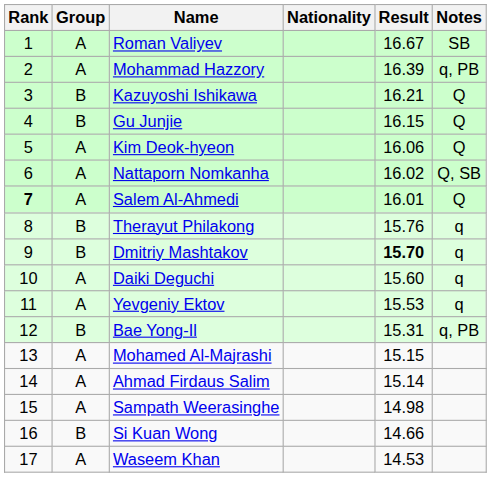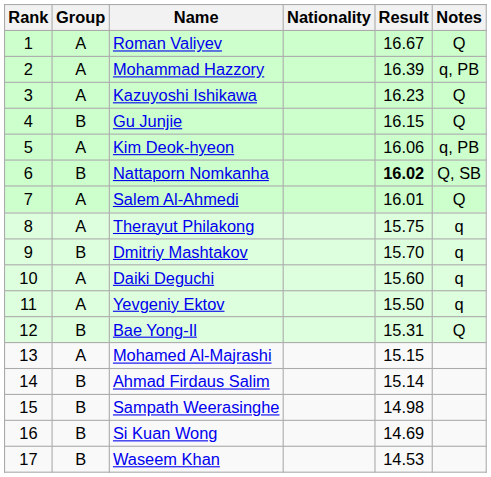(459, 44) SB -> (459, 44) Q
(81, 96) B -> (81, 96) A
(404, 96) 16.21 -> (404, 96) 16.23
(459, 148) Q -> (459, 148) q, PB
(81, 174) A -> (81, 174) B
(404, 174) normal -> (404, 174) bold
(28, 200) bold -> (28, 200) normal
(81, 226) B -> (81, 226) A
(404, 226) 15.76 -> (404, 226) 15.75
(404, 252) bold -> (404, 252) normal
(404, 304) 15.53 -> (404, 304) 15.50
(459, 330) q, PB -> (459, 330) Q
(81, 382) A -> (81, 382) B
(81, 408) A -> (81, 408) B
(404, 434) 14.66 -> (404, 434) 14.69
(81, 460) A -> (81, 460) B
